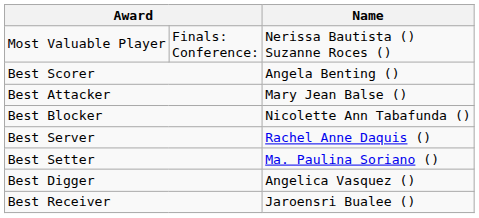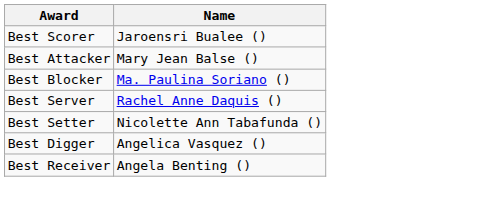- row: (87, 44)
(332, 73) Angela Benting () -> (192, 37) Jaroensri Bualee ()
(368, 116) Nicolette Ann Tabafunda () -> (204, 79) Ma. Paulina Soriano ()
(352, 159) Ma. Paulina Soriano () -> (219, 122) Nicolette Ann Tabafunda ()
(340, 202) Jaroensri Bualee () -> (184, 165) Angela Benting ()
